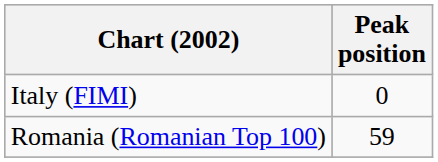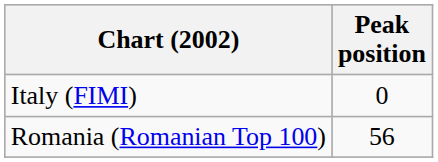(382, 136) 59 -> (382, 136) 56
